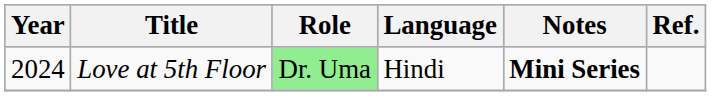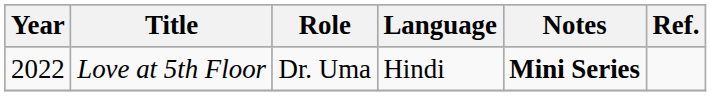(38, 68) 2024 -> (38, 68) 2022
(325, 68) lightgreen background -> (325, 68) no background
